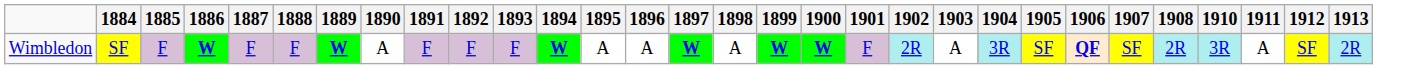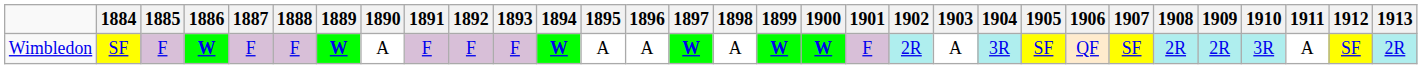+ column: (1220, 18)
(1088, 48) bold -> (1088, 48) normal
